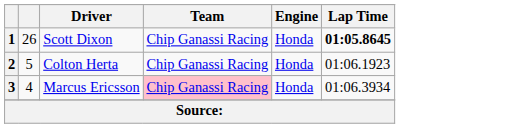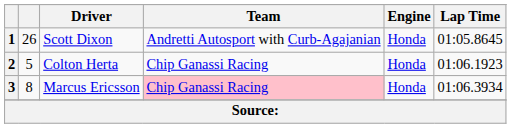(207, 39) Chip Ganassi Racing -> (264, 39) Andretti Autosport with Curb-Agajanian
(358, 39) bold -> (470, 39) normal
(29, 87) 4 -> (29, 87) 8
